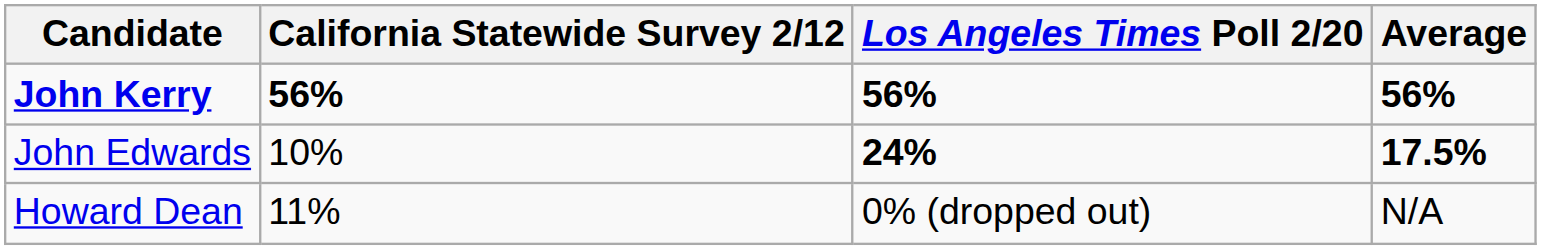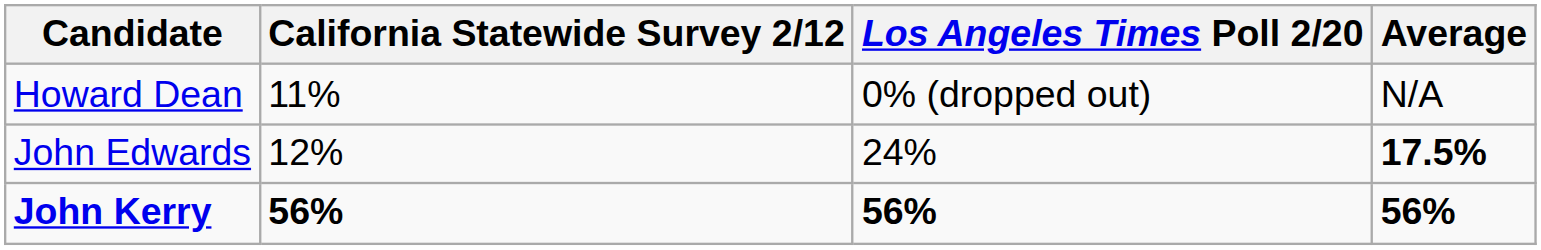rows swapped: (113, 93) <-> (128, 212)
(306, 152) 10% -> (306, 152) 12%
(899, 152) bold -> (899, 152) normal
